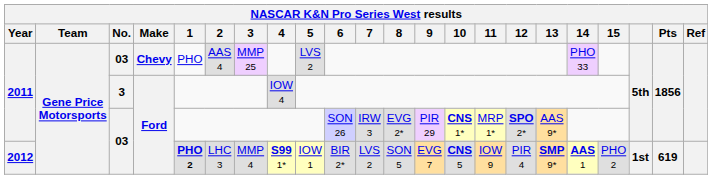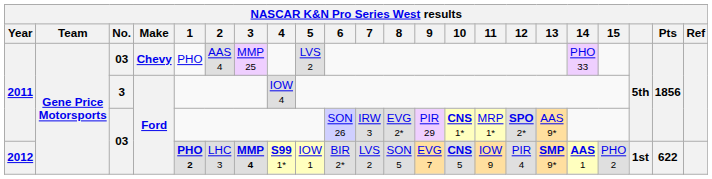(251, 157) normal -> (251, 158) bold
(668, 158) 619 -> (668, 158) 622
